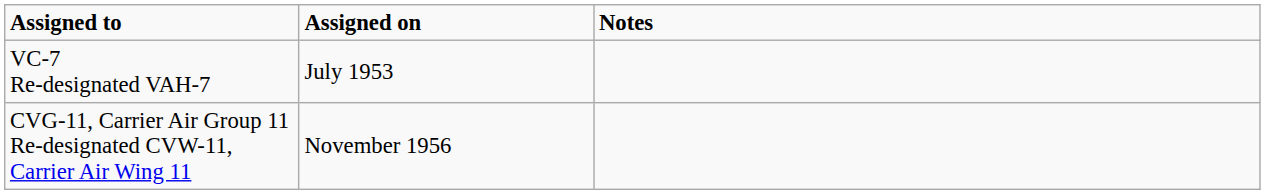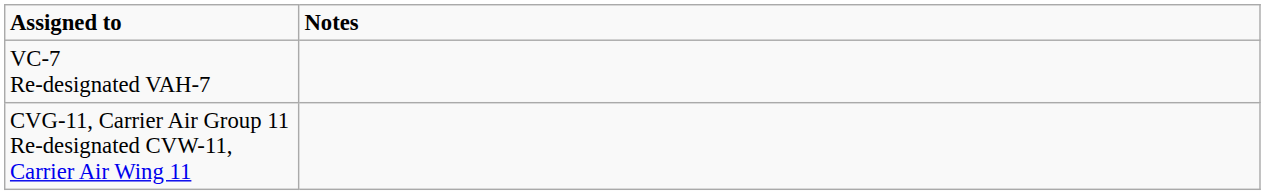- column: (363, 22)
